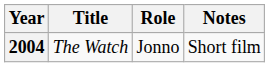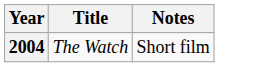- column: (158, 18)
